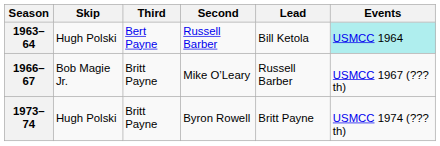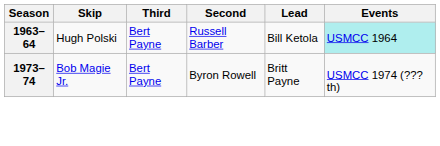- row: (29, 75)
(86, 118) Hugh Polski -> (83, 75) Bob Magie Jr.
(141, 118) Britt Payne -> (145, 75) Bert Payne
